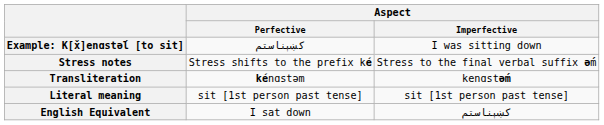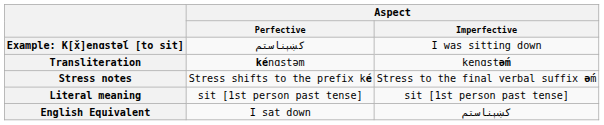rows swapped: (95, 79) <-> (95, 62)
